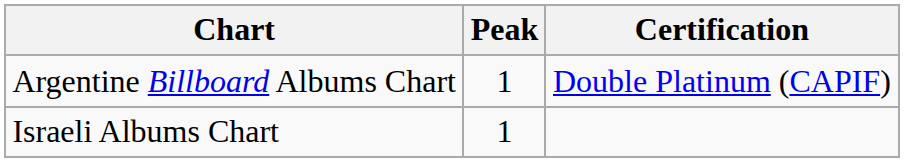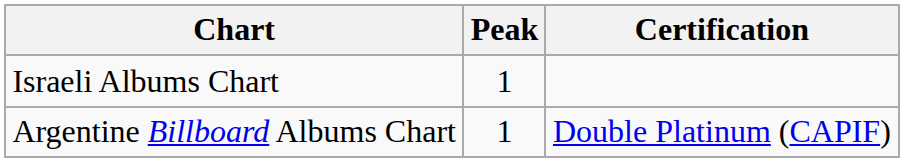rows swapped: (234, 80) <-> (146, 131)
